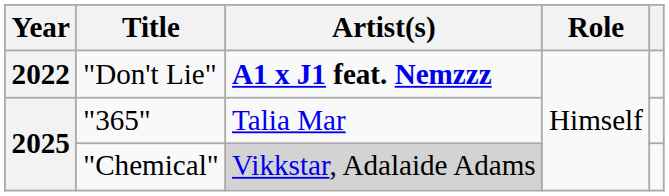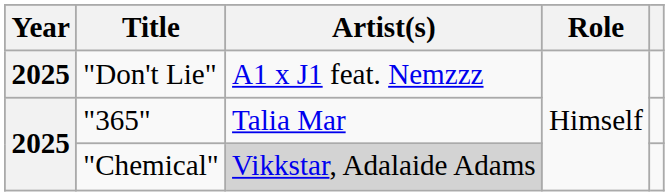(41, 73) 2022 -> (41, 73) 2025
(362, 73) bold -> (358, 73) normal
